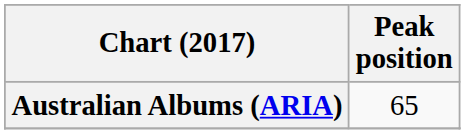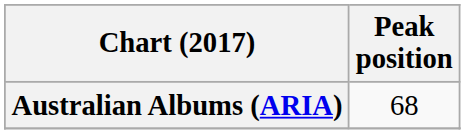(404, 104) 65 -> (404, 104) 68
